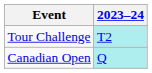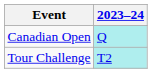rows swapped: (49, 36) <-> (49, 57)
